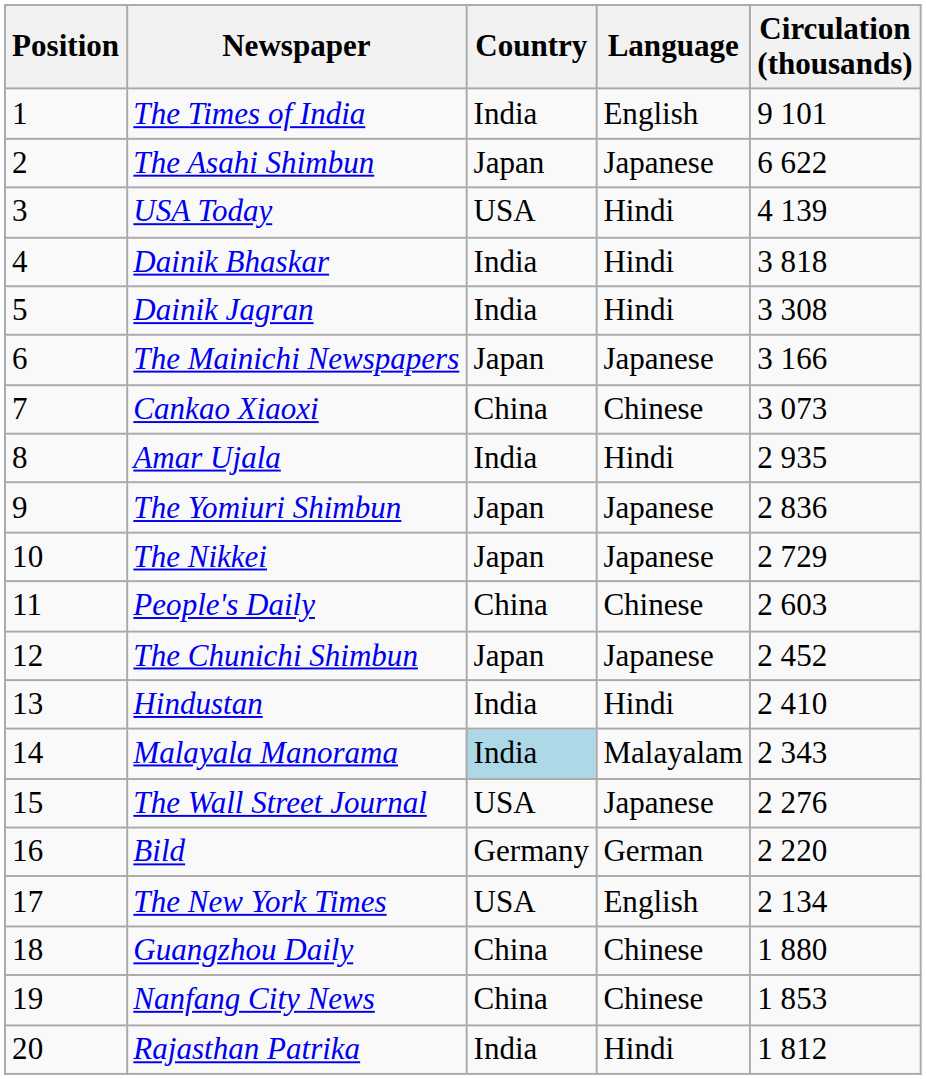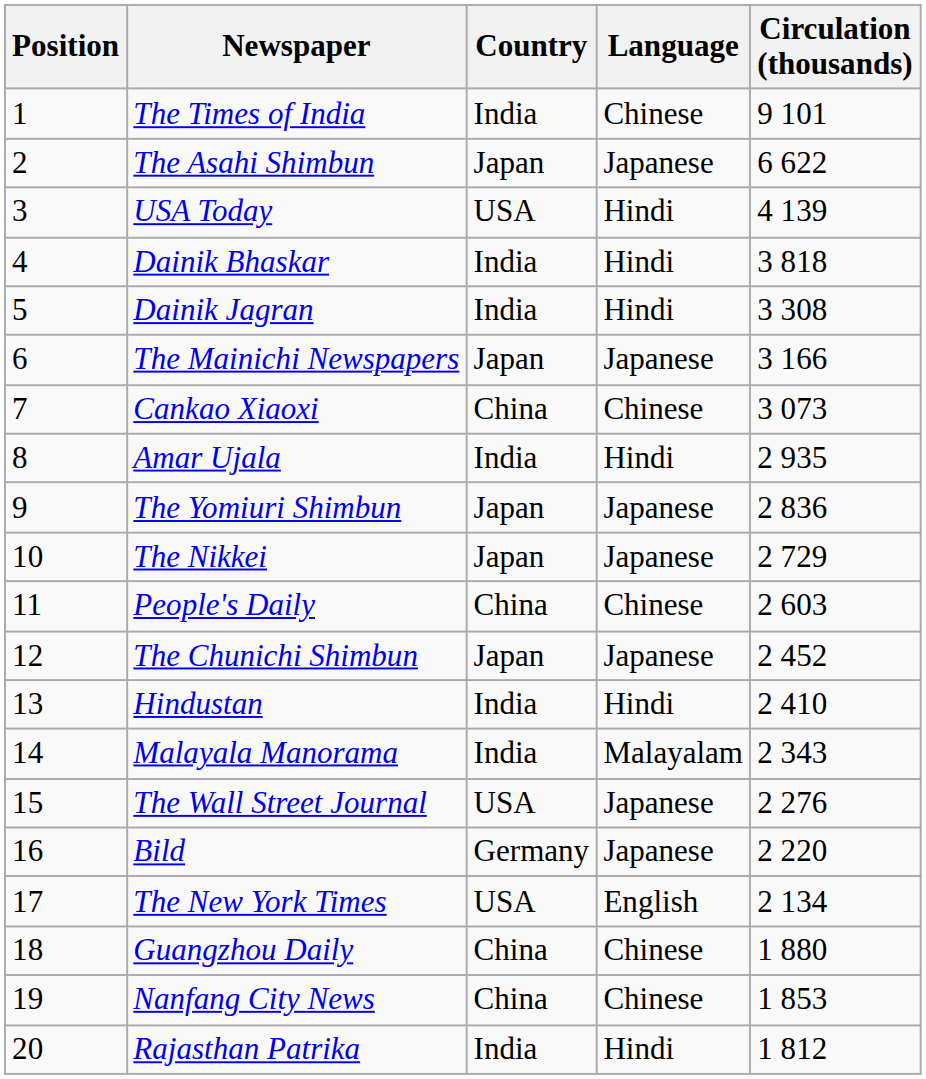(651, 113) English -> (653, 113) Chinese
(505, 753) lightblue background -> (505, 753) no background
(653, 851) German -> (659, 851) Japanese
